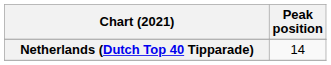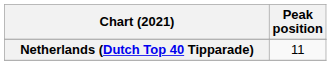(298, 49) 14 -> (298, 49) 11
